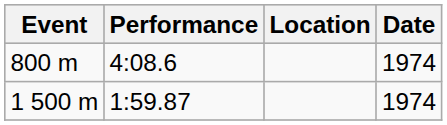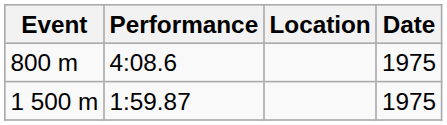(409, 63) 1974 -> (409, 63) 1975
(409, 101) 1974 -> (409, 101) 1975
